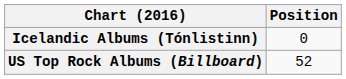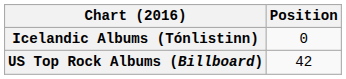(304, 62) 52 -> (304, 62) 42
